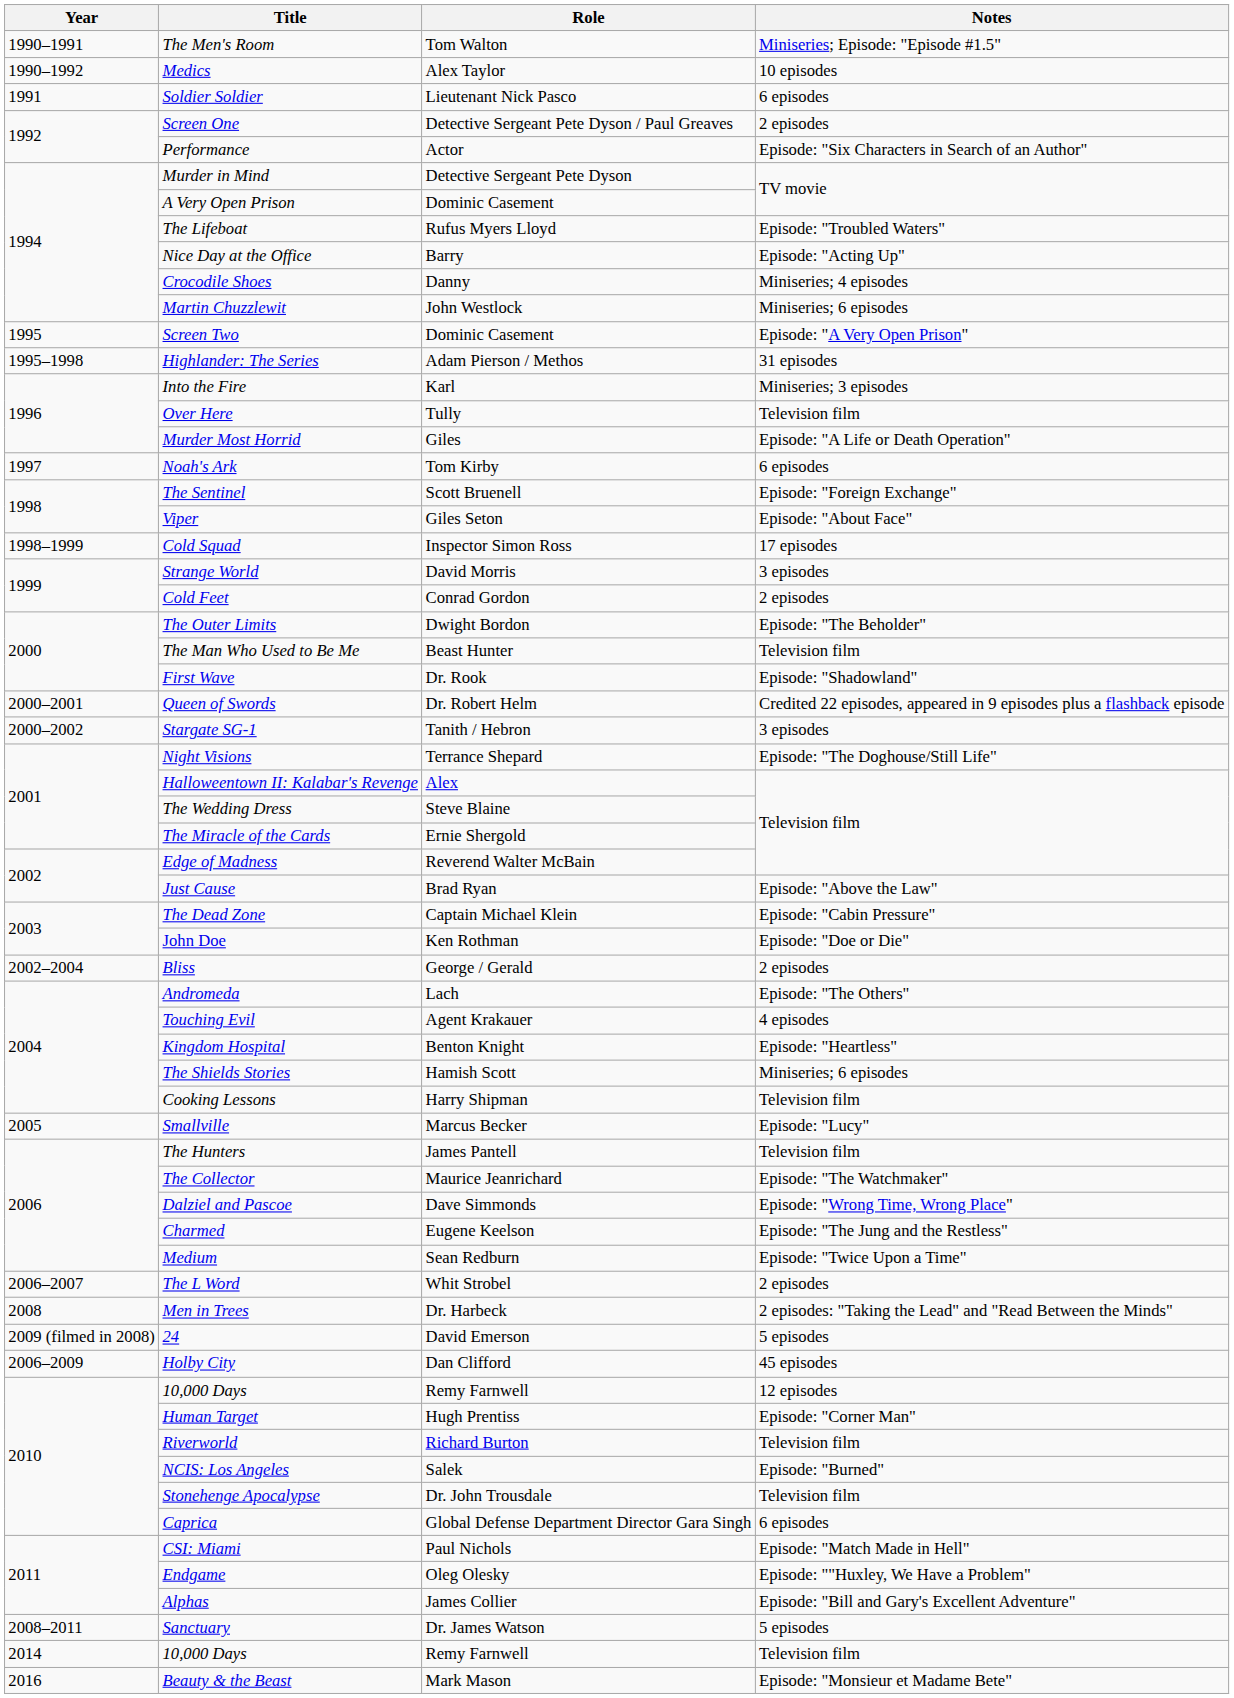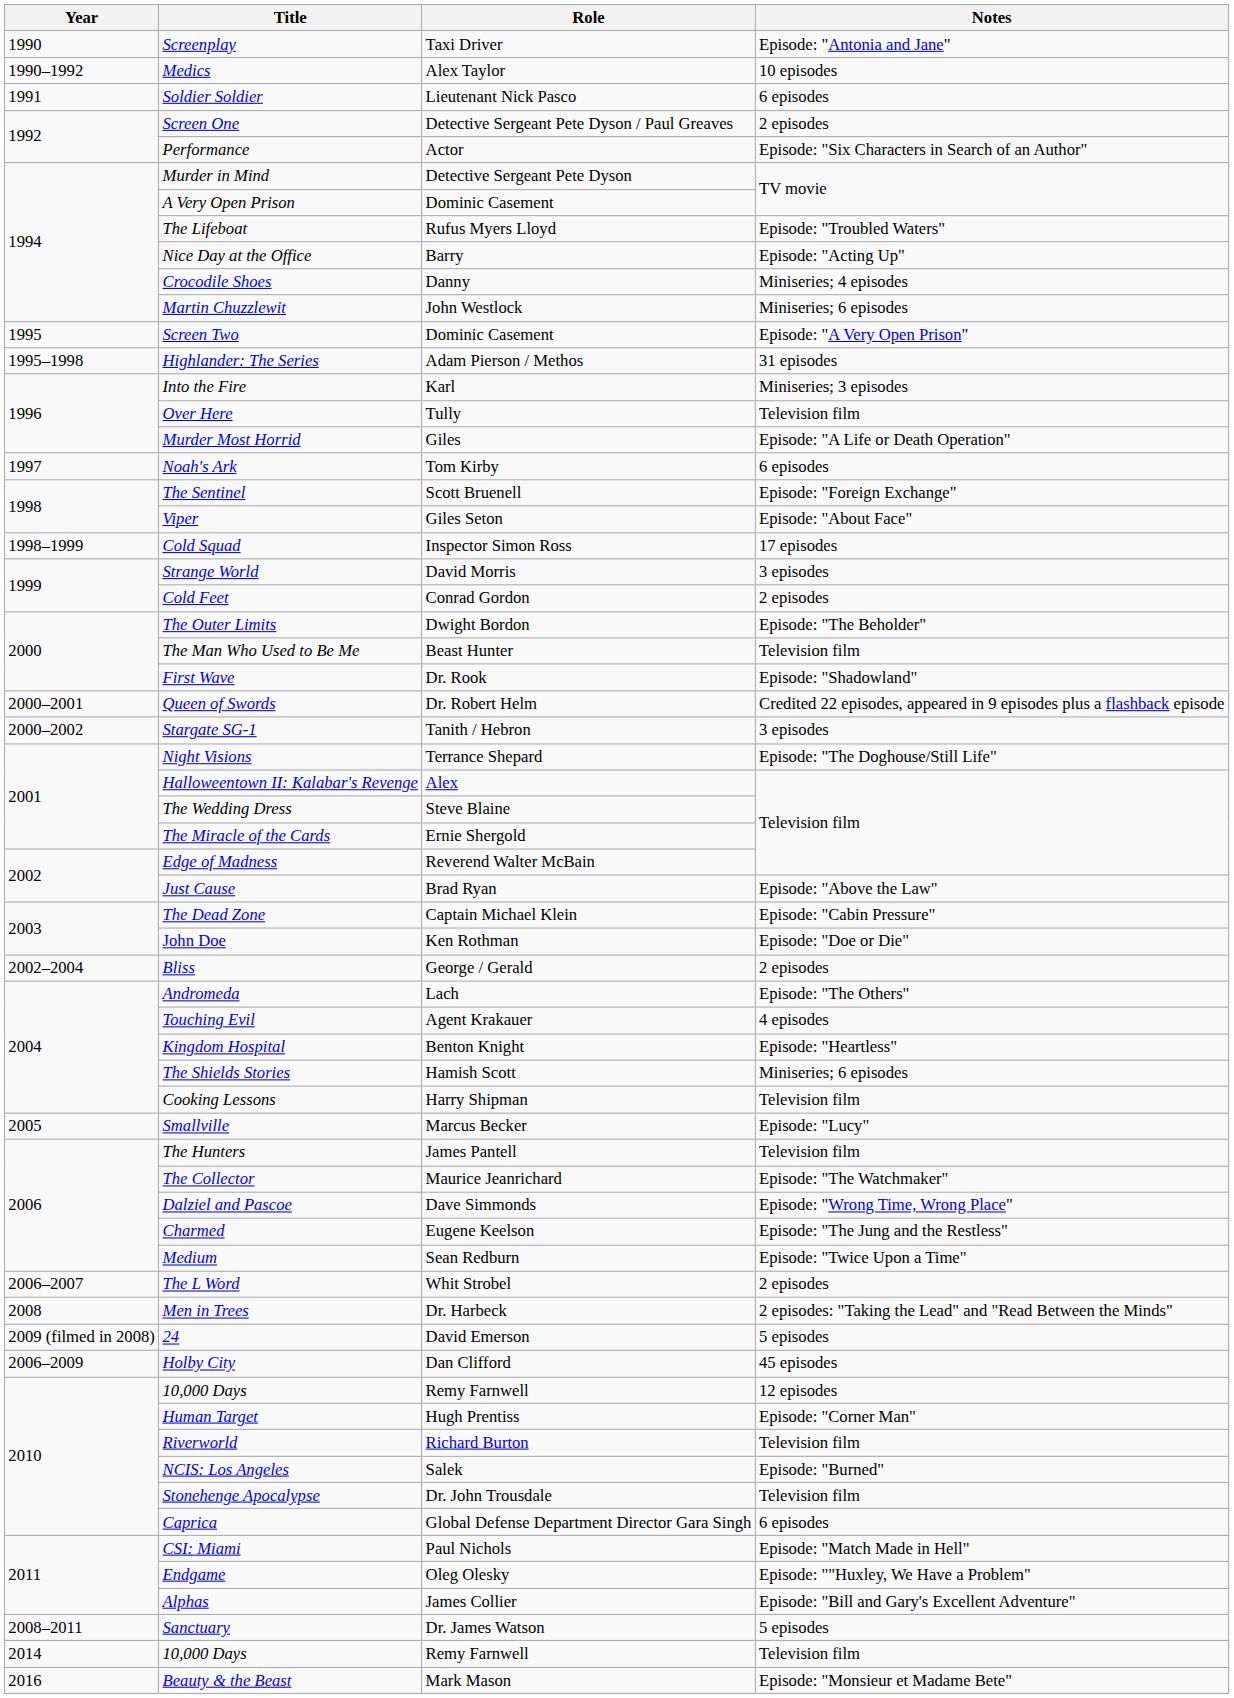- row: (218, 44)
+ row: (199, 44)
